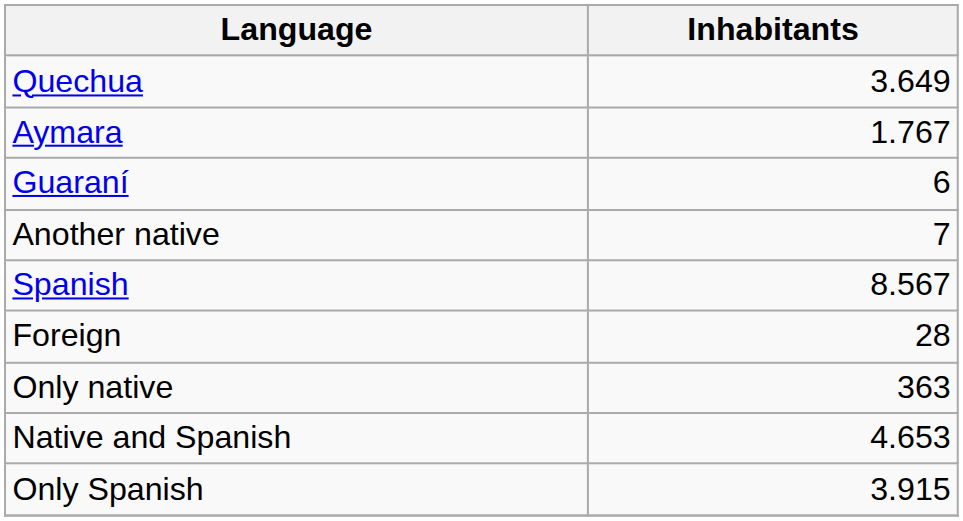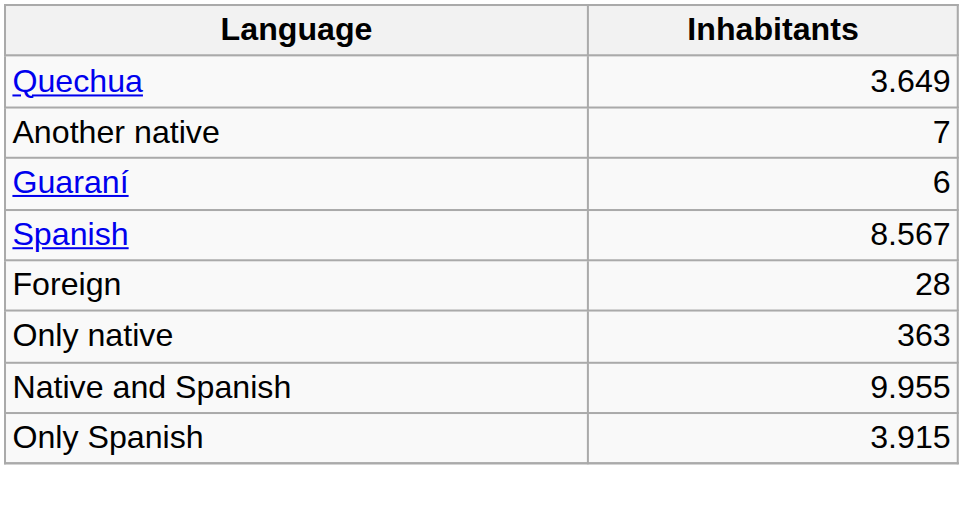- row: (68, 132)
rows swapped: (71, 183) <-> (116, 234)
(910, 438) 4.653 -> (910, 387) 9.955
